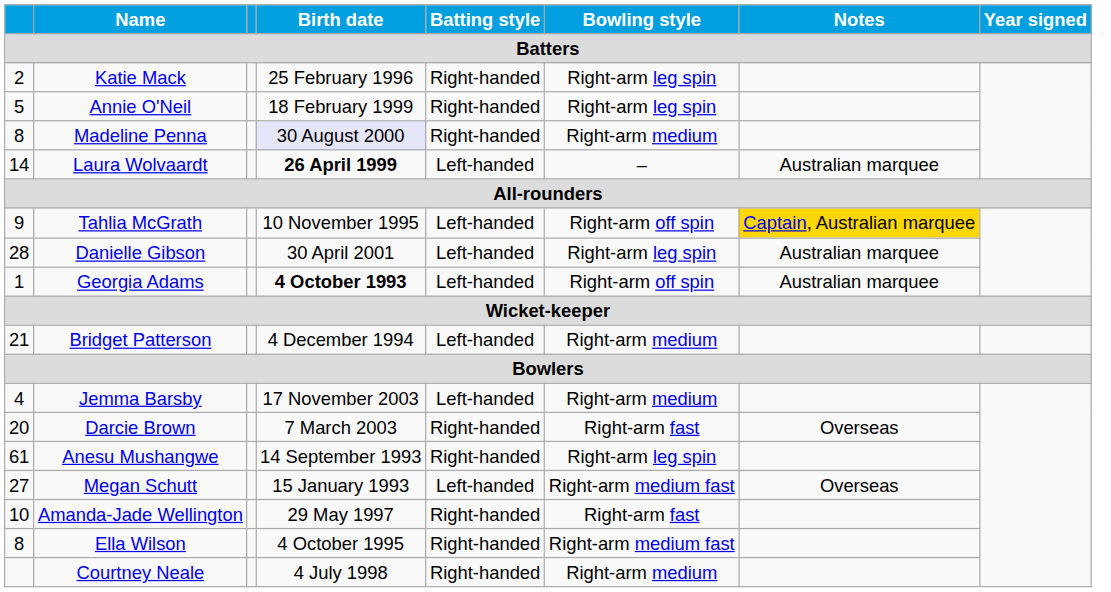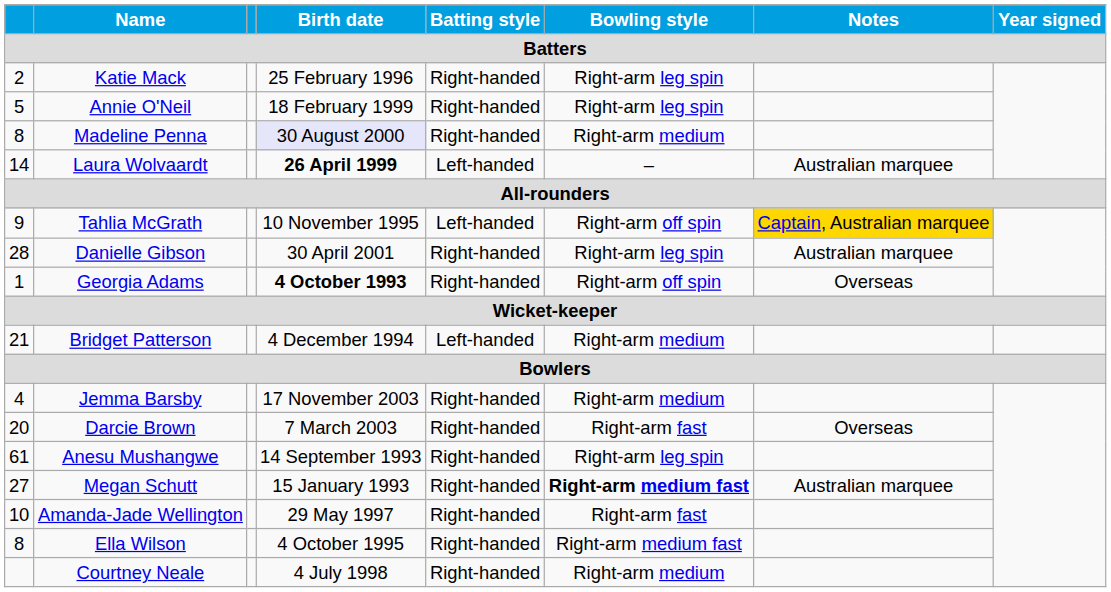(485, 252) Left-handed -> (485, 252) Right-handed
(485, 281) Left-handed -> (485, 281) Right-handed
(859, 281) Australian marquee -> (873, 281) Overseas
(485, 398) Left-handed -> (485, 398) Right-handed
(485, 485) Left-handed -> (485, 485) Right-handed
(642, 485) normal -> (649, 485) bold
(859, 485) Overseas -> (874, 485) Australian marquee
